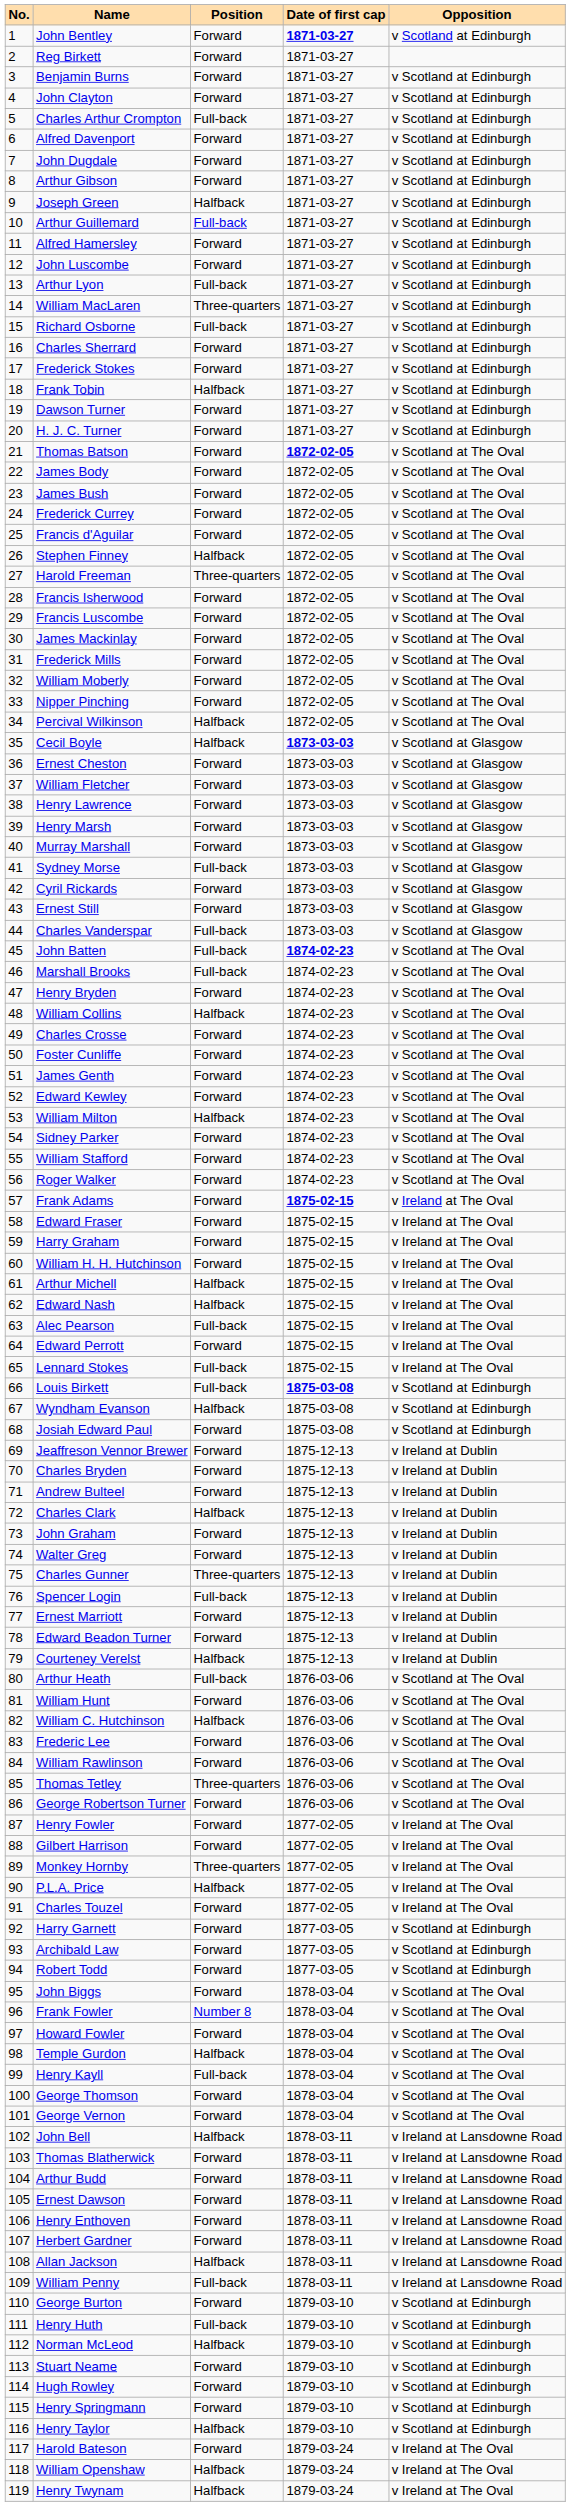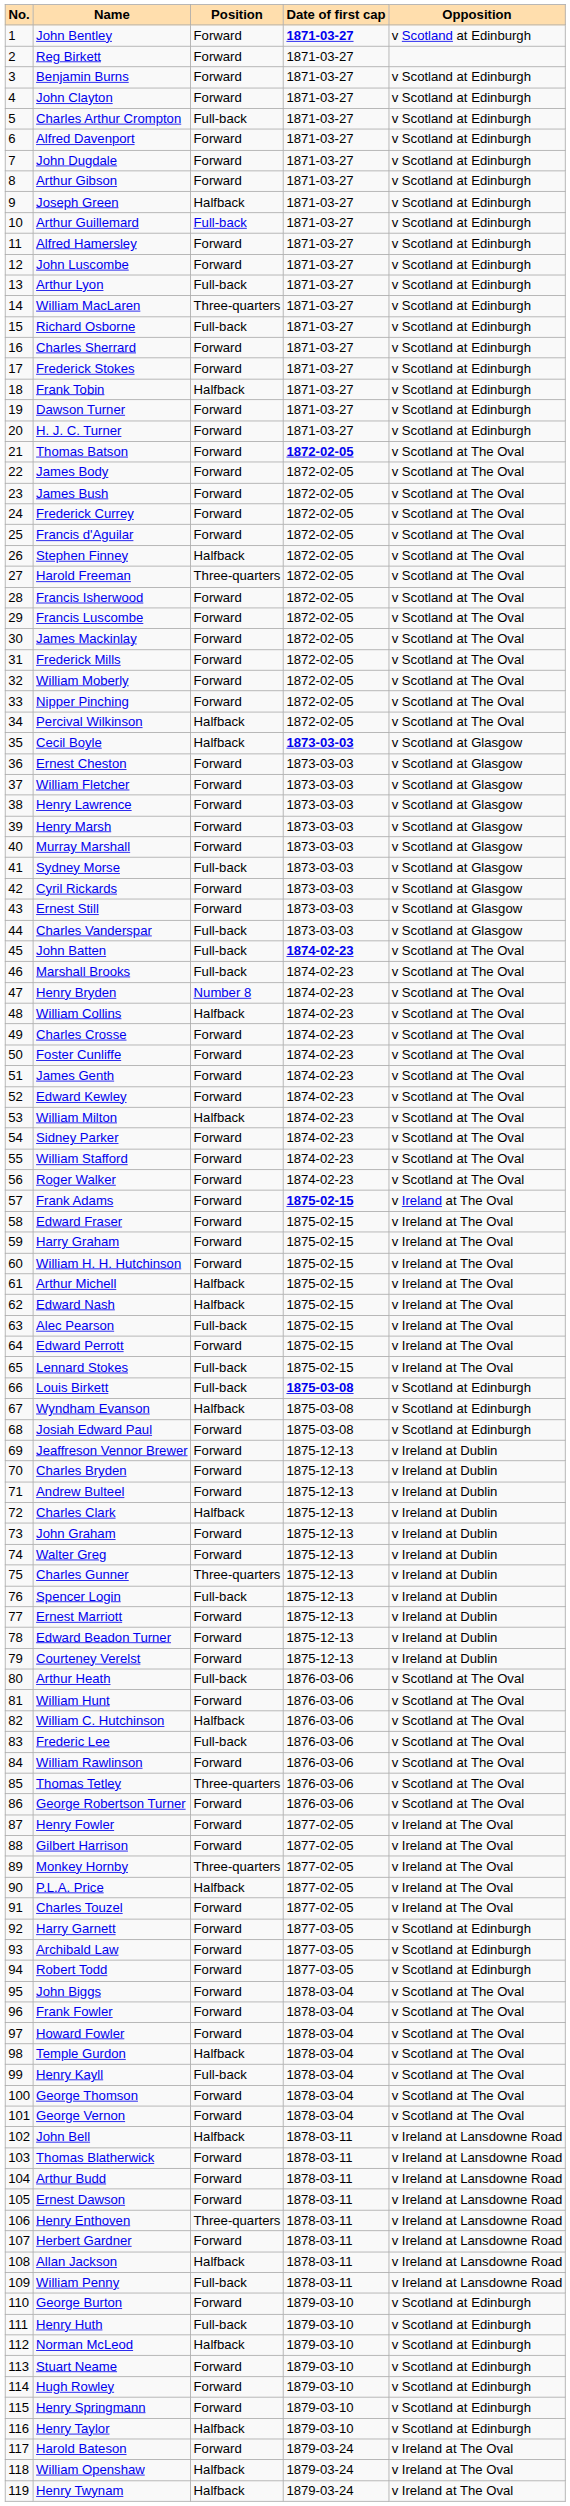(218, 992) Forward -> (222, 992) Number 8
(219, 1658) Halfback -> (218, 1658) Forward
(218, 1741) Forward -> (220, 1741) Full-back
(222, 2012) Number 8 -> (218, 2012) Forward
(218, 2220) Forward -> (237, 2220) Three-quarters
